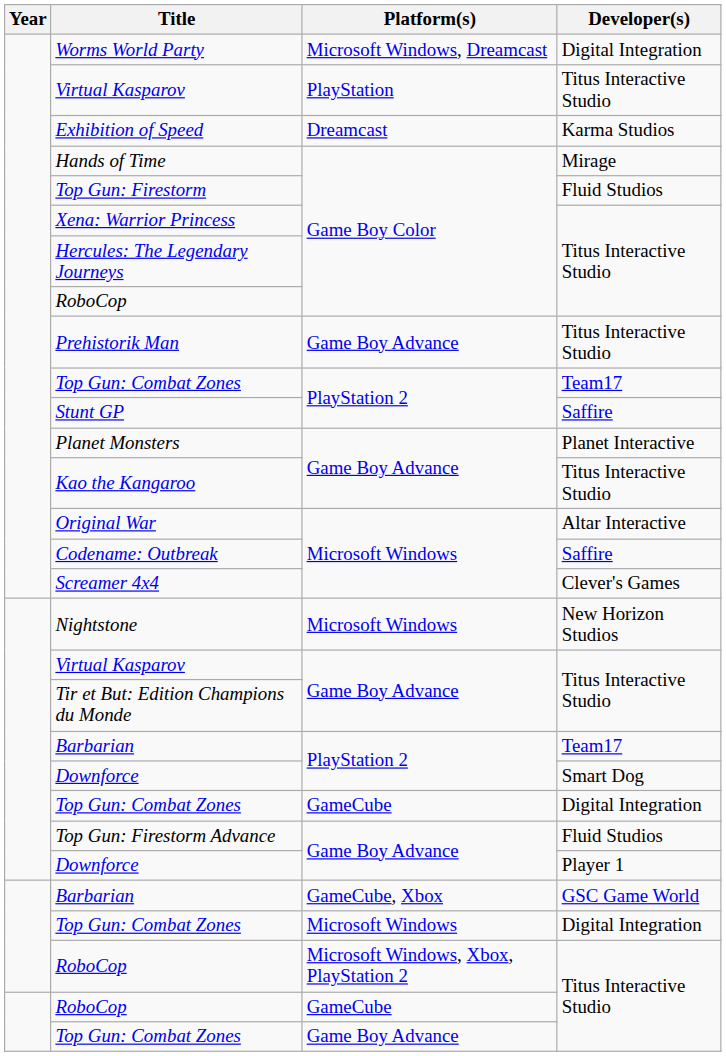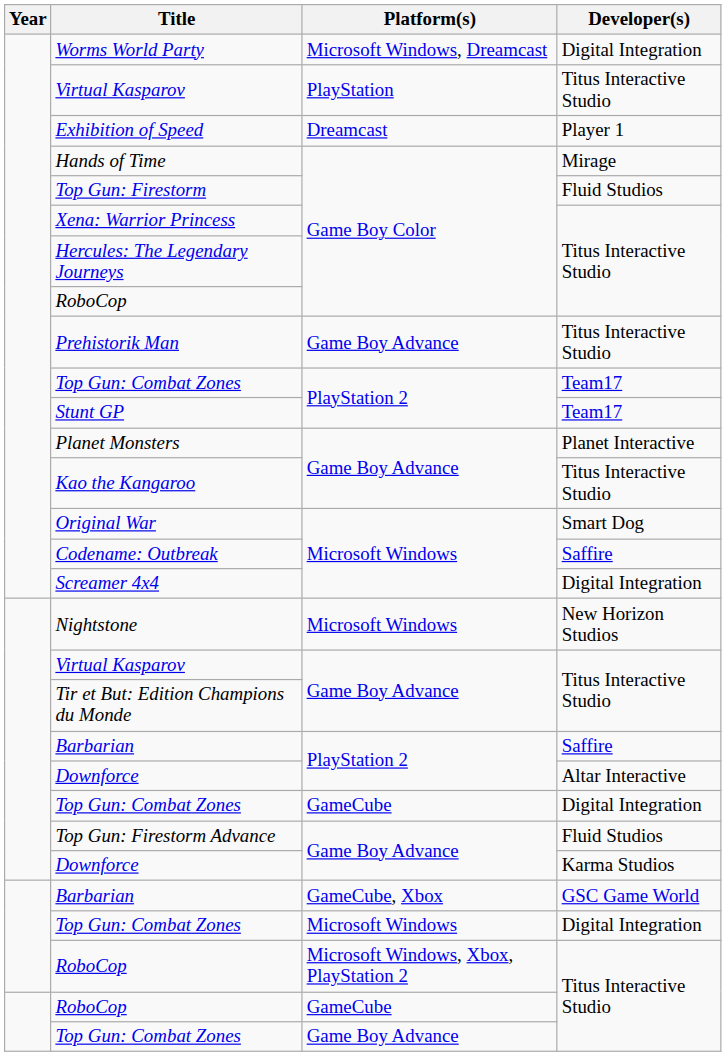(618, 130) Karma Studios -> (593, 130) Player 1
(587, 412) Saffire -> (592, 412) Team17
(624, 523) Altar Interactive -> (603, 523) Smart Dog
(621, 583) Clever's Games -> (632, 583) Digital Integration
(592, 745) Team17 -> (587, 745) Saffire
(603, 775) Smart Dog -> (624, 775) Altar Interactive
(593, 865) Player 1 -> (618, 865) Karma Studios
